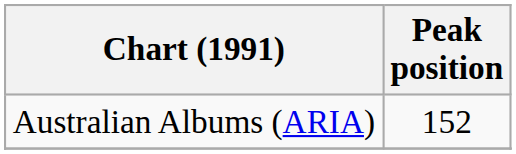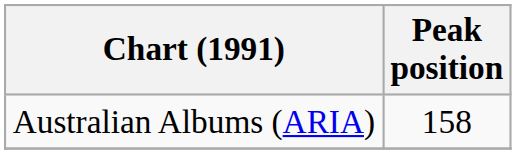(447, 121) 152 -> (447, 121) 158
